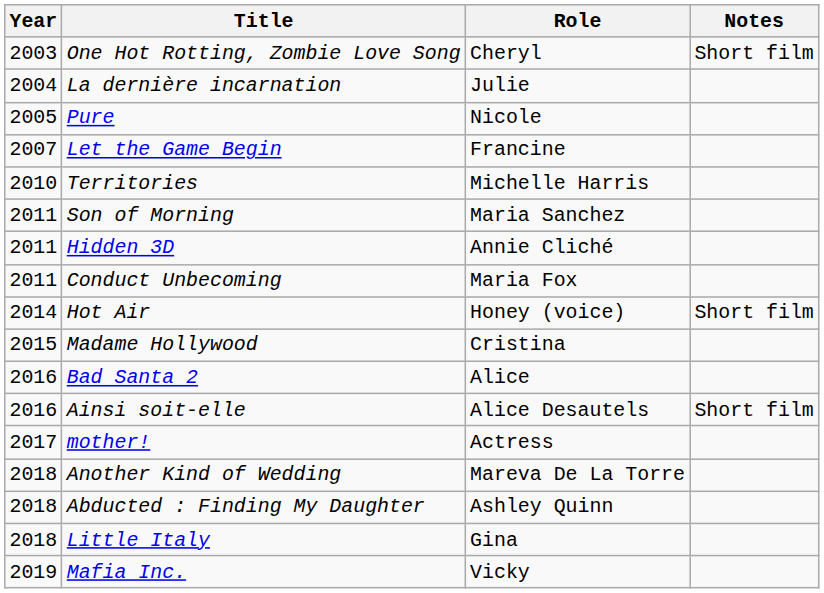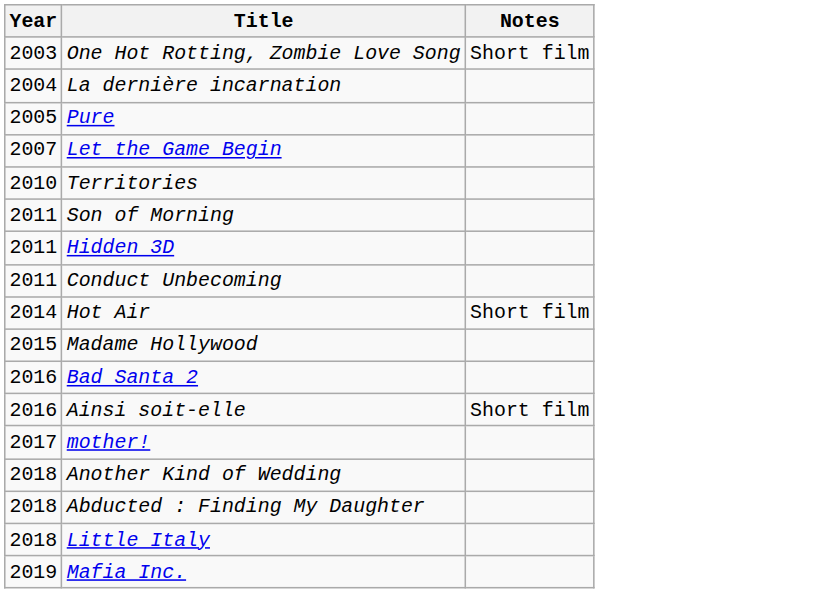- column: (578, 21)
